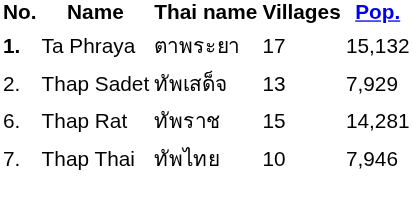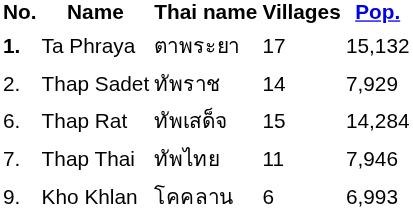(191, 83) ทัพเสด็จ -> (188, 83) ทัพราช
(274, 83) 13 -> (274, 83) 14
(188, 121) ทัพราช -> (191, 121) ทัพเสด็จ
(378, 120) 14,281 -> (378, 120) 14,284
(274, 158) 10 -> (273, 158) 11
+ row: (90, 196)
